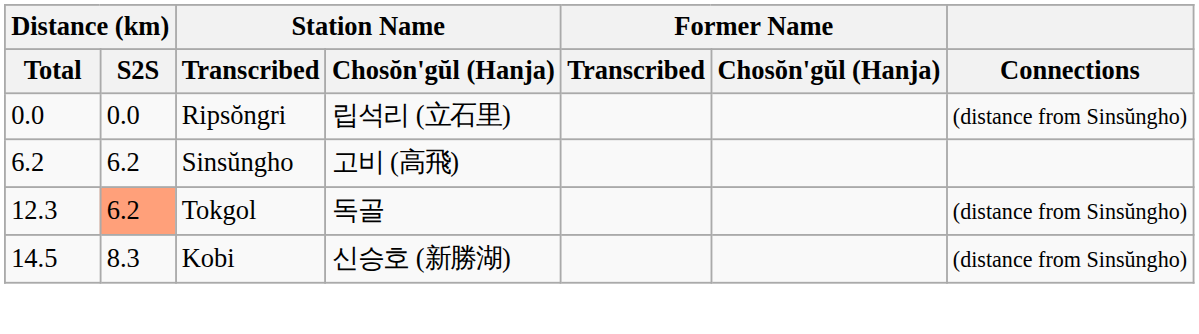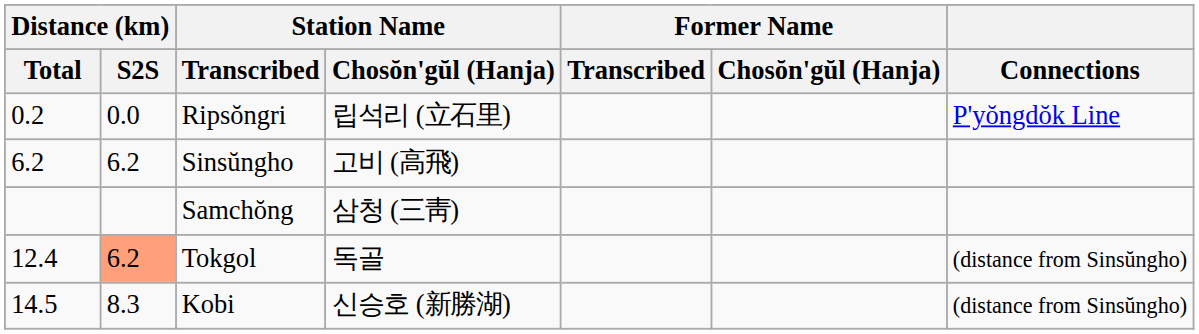(28, 115) 0.0 -> (28, 115) 0.2
(1070, 117) (distance from Sinsŭngho) -> (1036, 115) P'yŏngdŏk Line
+ row: (238, 210)
(34, 210) 12.3 -> (34, 258) 12.4
